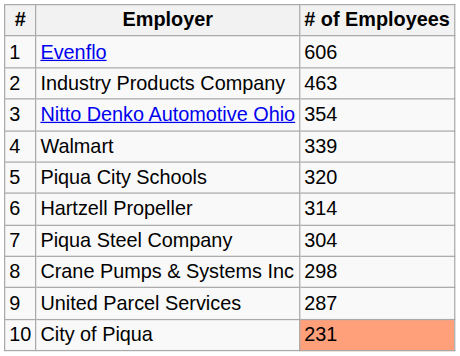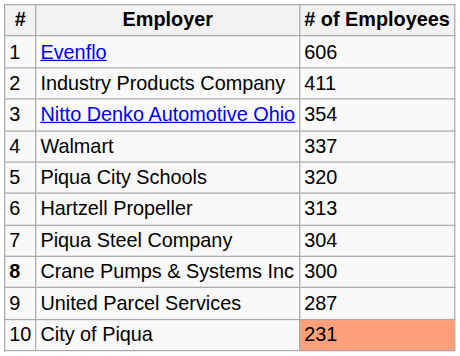(321, 83) 463 -> (320, 83) 411
(321, 146) 339 -> (321, 146) 337
(321, 209) 314 -> (321, 209) 313
(15, 271) normal -> (15, 271) bold
(321, 271) 298 -> (321, 271) 300
